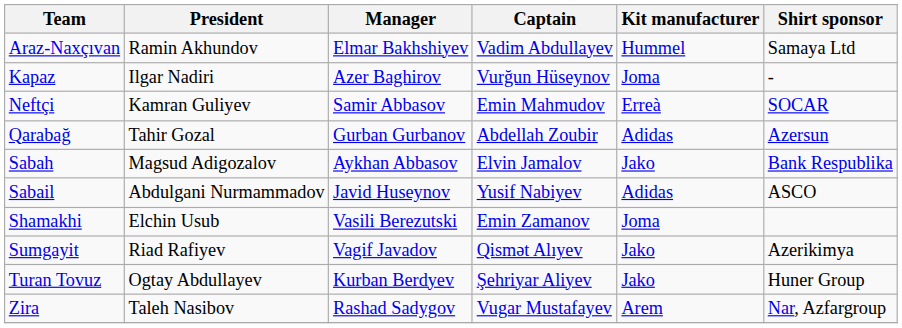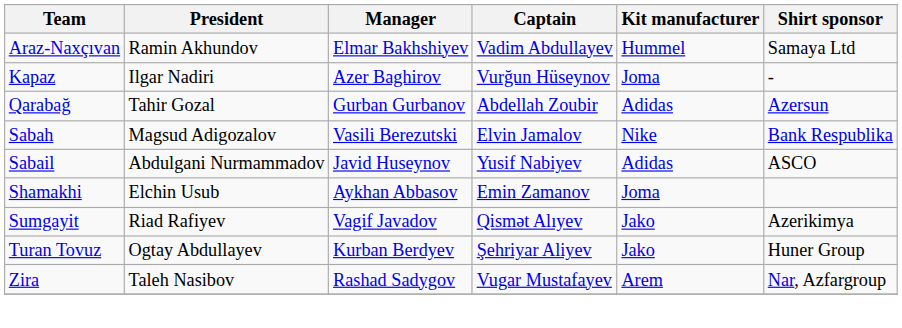- row: (32, 105)
(395, 163) Aykhan Abbasov -> (395, 134) Vasili Berezutski
(638, 163) Jako -> (639, 134) Nike
(395, 221) Vasili Berezutski -> (395, 192) Aykhan Abbasov
